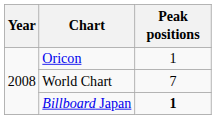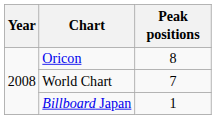(173, 58) 1 -> (173, 58) 8
(173, 103) bold -> (173, 103) normal
